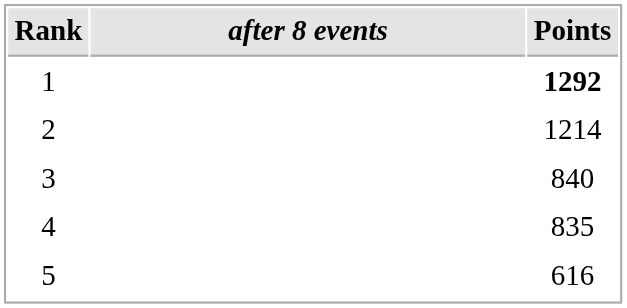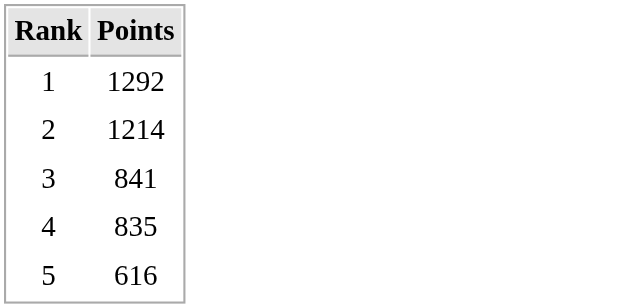- column: (308, 30)
(573, 81) bold -> (136, 81) normal
(573, 178) 840 -> (136, 178) 841
